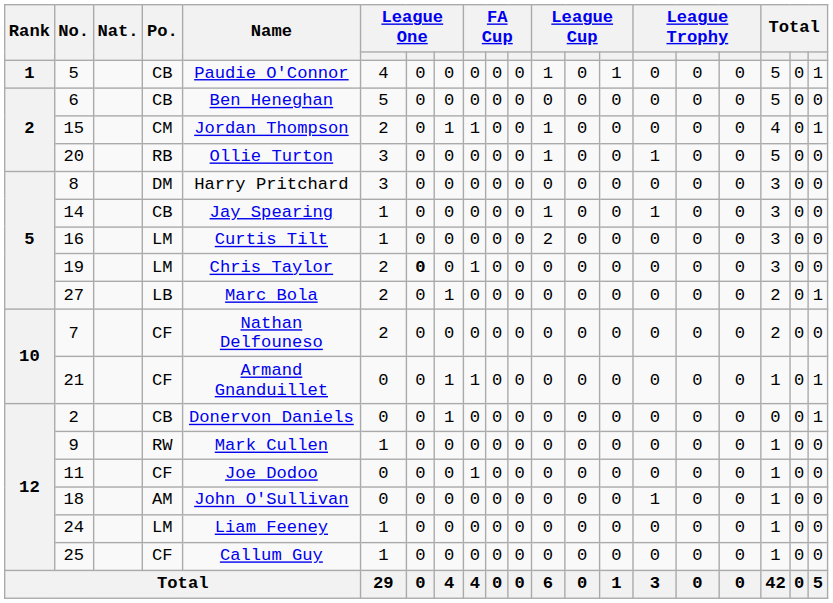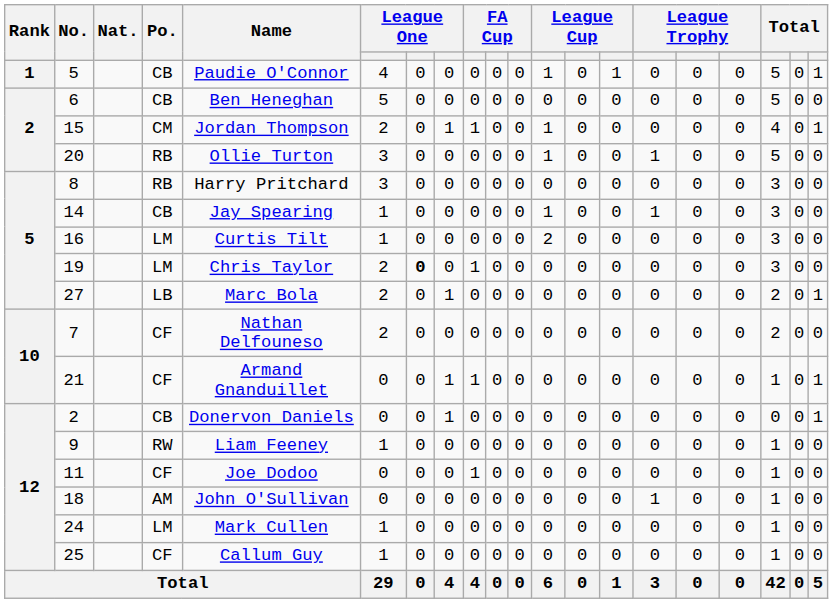(162, 185) DM -> (162, 185) RB
(271, 446) Mark Cullen -> (271, 446) Liam Feeney
(271, 529) Liam Feeney -> (271, 529) Mark Cullen
